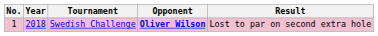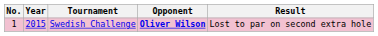(36, 25) 2018 -> (36, 25) 2015
